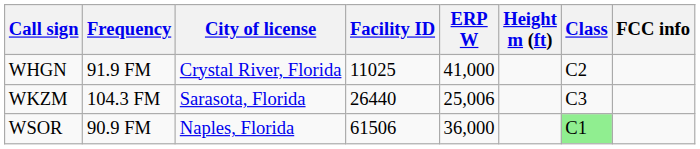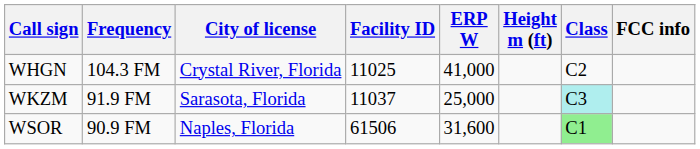(119, 69) 91.9 FM -> (124, 69) 104.3 FM
(124, 98) 104.3 FM -> (119, 98) 91.9 FM
(373, 98) 26440 -> (373, 98) 11037
(469, 98) 25,006 -> (469, 98) 25,000
(576, 98) no background -> (576, 98) paleturquoise background
(469, 128) 36,000 -> (469, 128) 31,600
